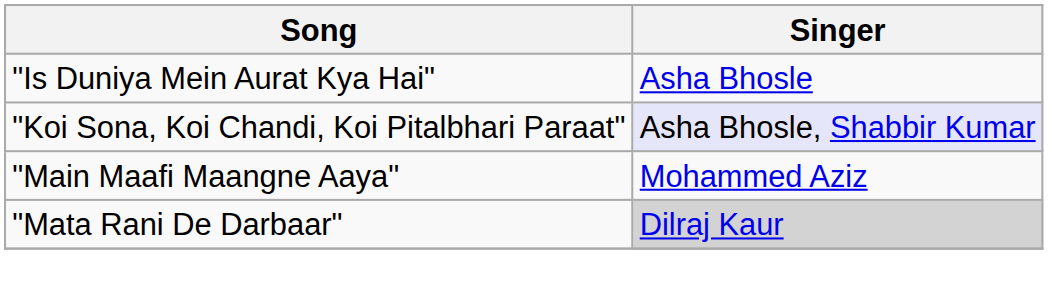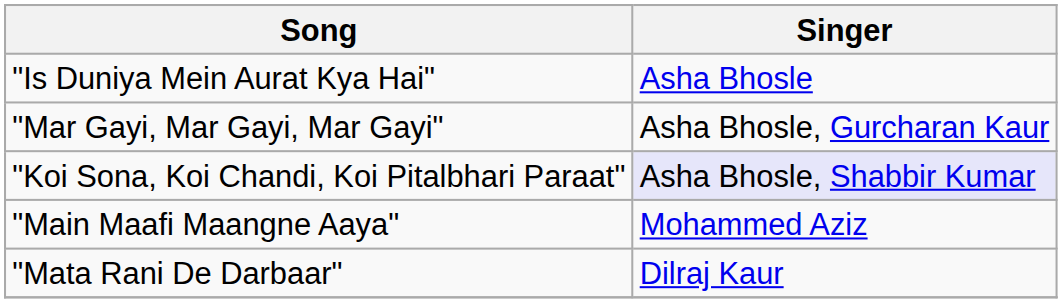+ row: (228, 127)
(712, 225) lightgrey background -> (712, 274) no background
